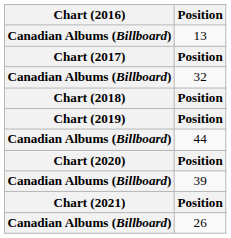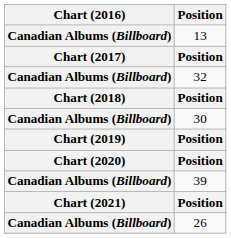+ row: (200, 118)
- row: (200, 139)
